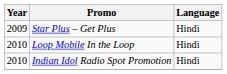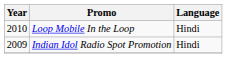- row: (74, 28)
(17, 61) 2010 -> (17, 45) 2009
